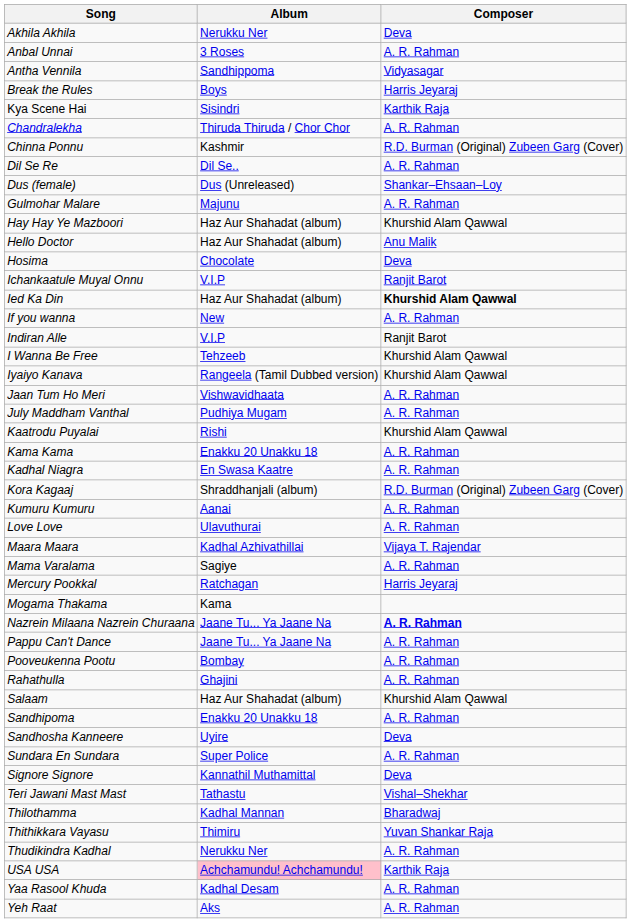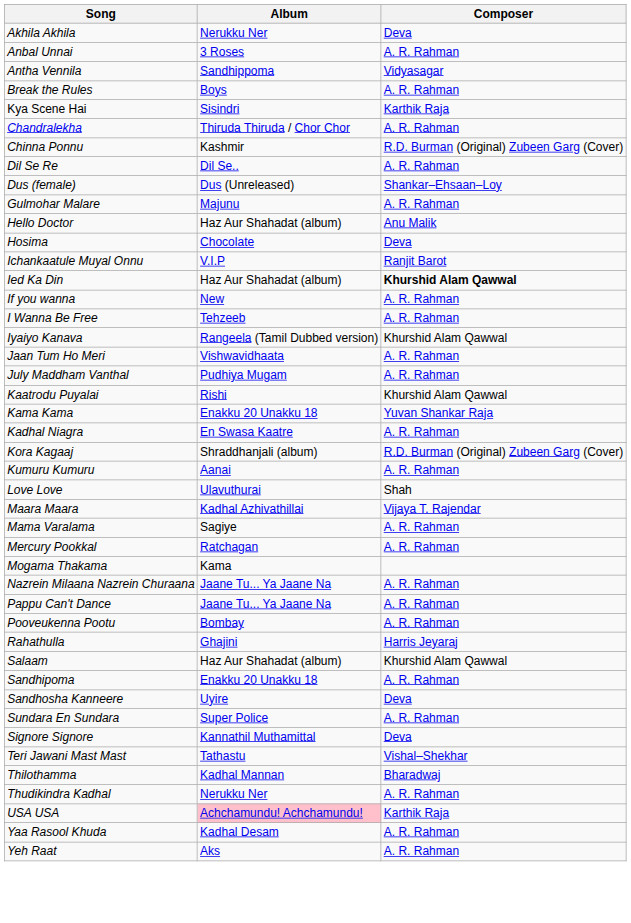(421, 90) Harris Jeyaraj -> (421, 90) A. R. Rahman
- row: (65, 223)
- row: (37, 337)
(445, 356) Khurshid Alam Qawwal -> (421, 318) A. R. Rahman
(421, 451) A. R. Rahman -> (438, 413) Yuvan Shankar Raja
(421, 527) A. R. Rahman -> (398, 489) Shah
(421, 584) Harris Jeyaraj -> (421, 546) A. R. Rahman
(423, 623) bold -> (421, 584) normal
(421, 680) A. R. Rahman -> (421, 642) Harris Jeyaraj
- row: (58, 832)
